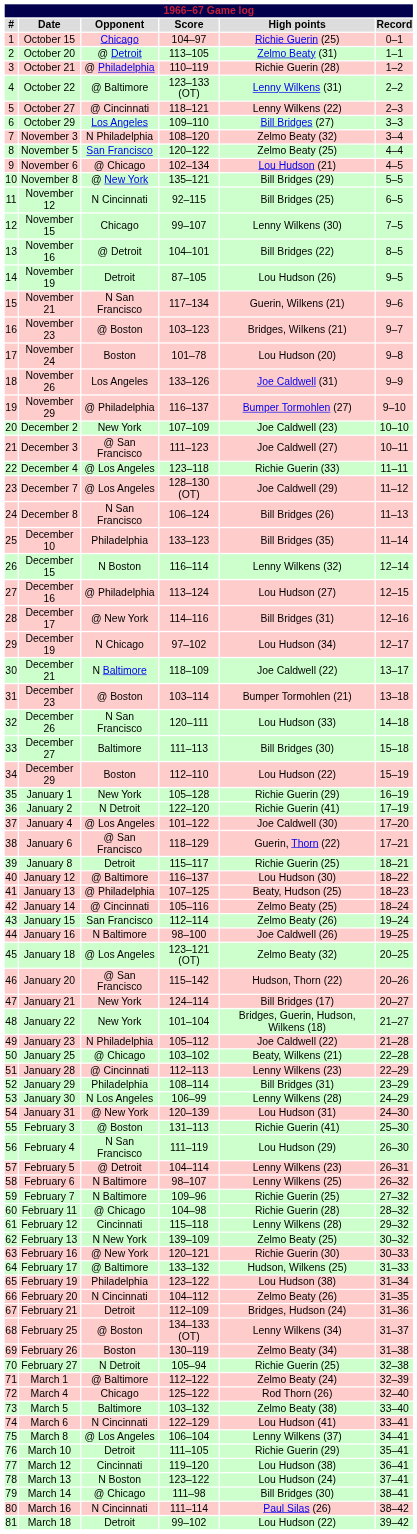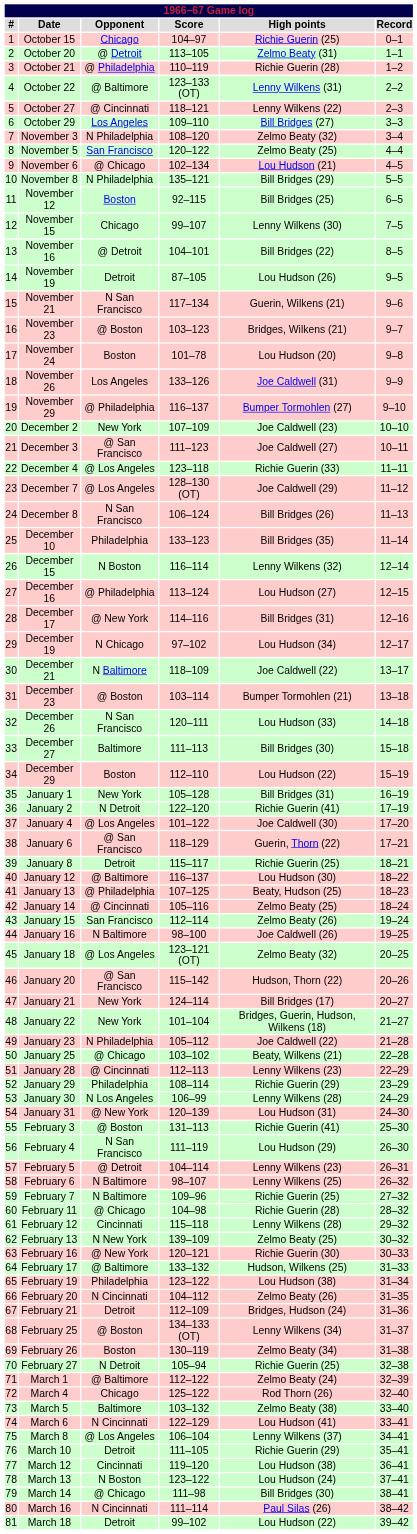(120, 179) @ New York -> (120, 179) N Philadelphia
(120, 200) N Cincinnati -> (120, 200) Boston
(297, 794) Richie Guerin (29) -> (297, 794) Bill Bridges (31)
(297, 1084) Bill Bridges (31) -> (297, 1084) Richie Guerin (29)
